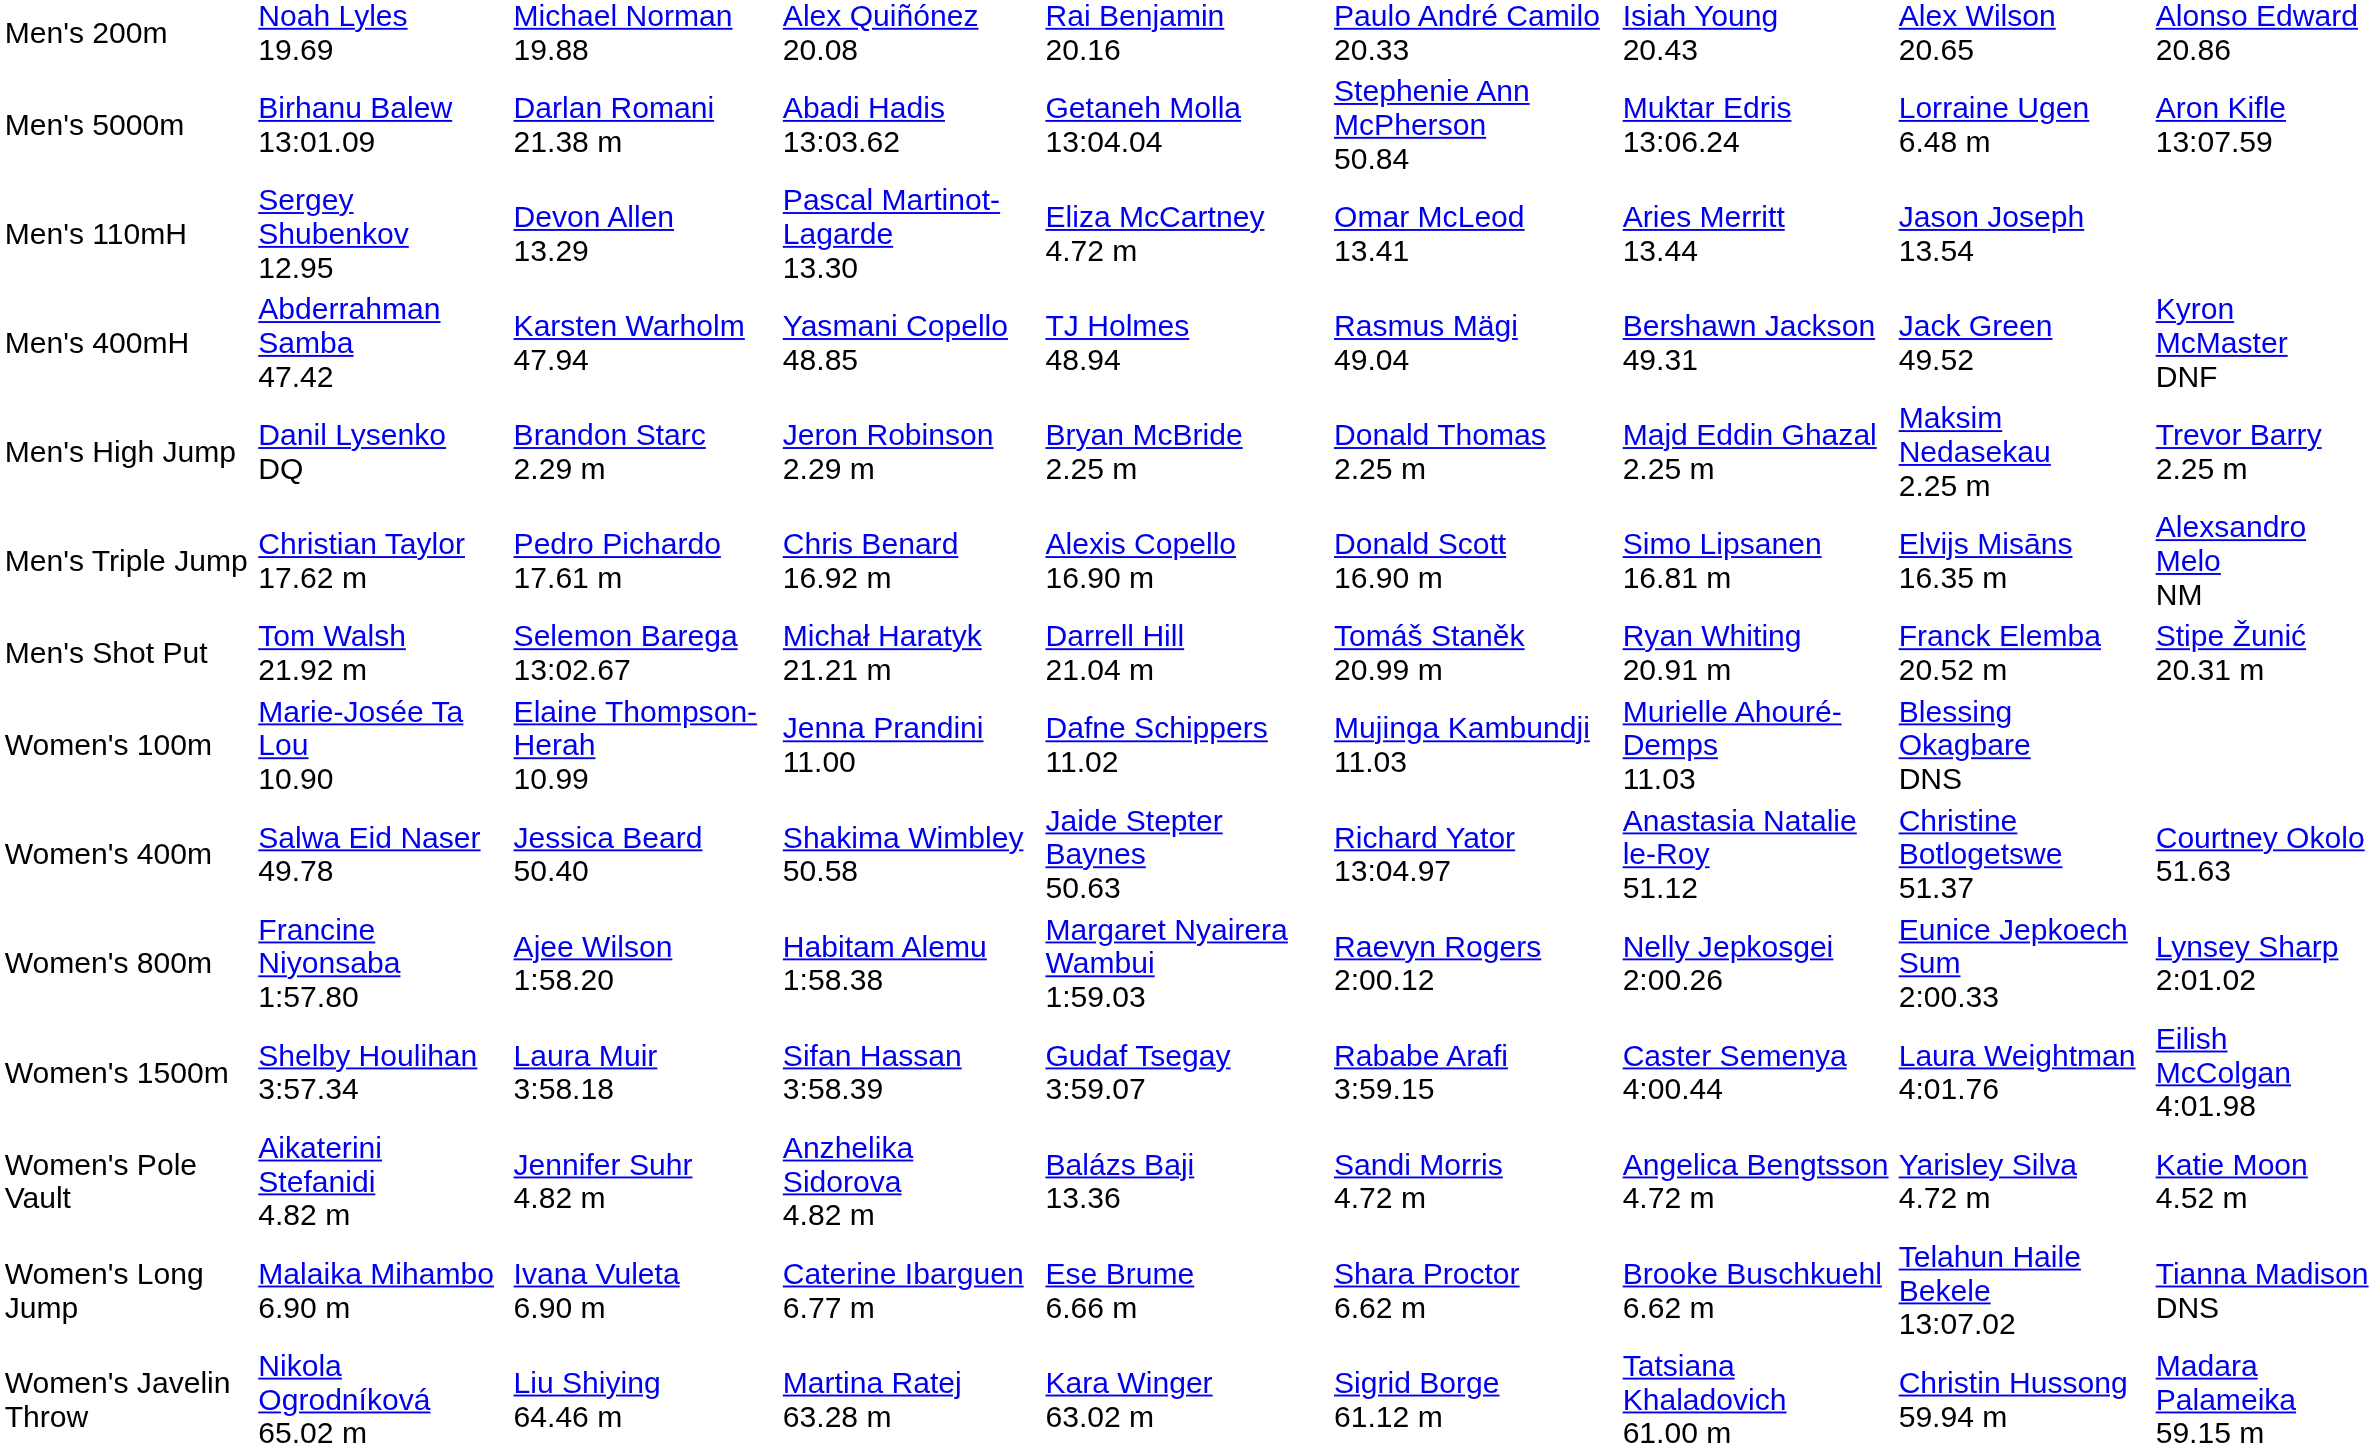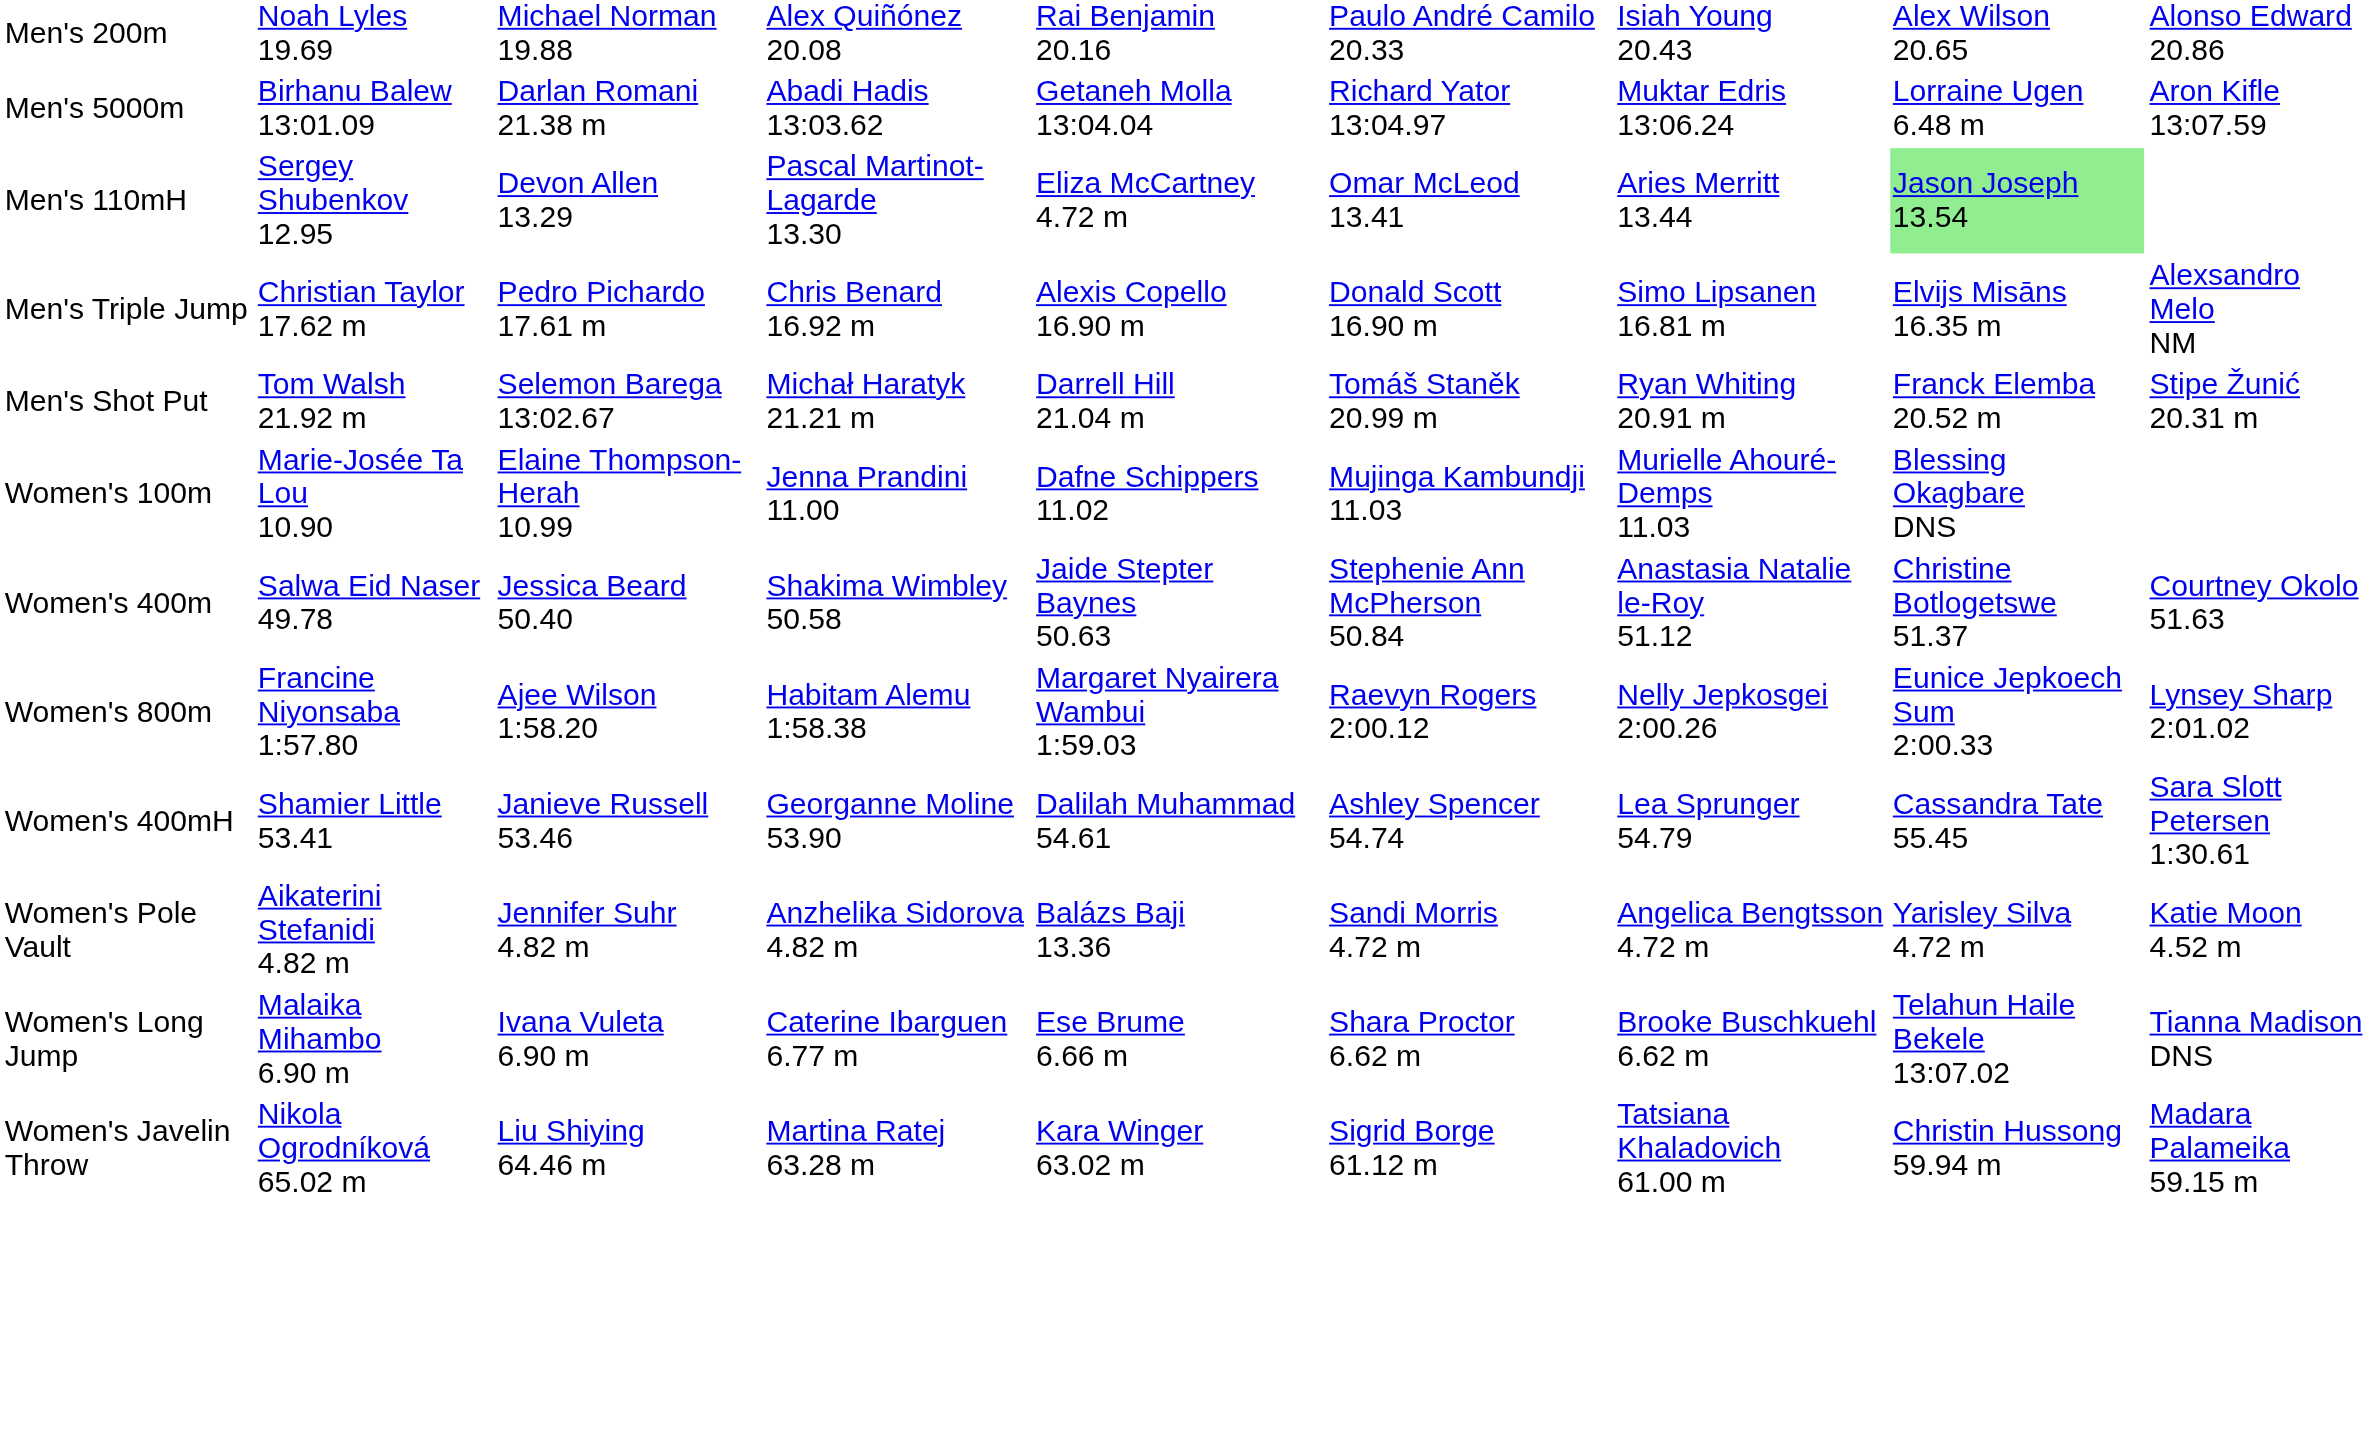(1432, 125) Stephenie Ann McPherson 50.84 -> (1420, 108) Richard Yator 13:04.97
(1991, 234) no background -> (1986, 200) lightgreen background
- row: (97, 343)
- row: (120, 452)
(1425, 854) Richard Yator 13:04.97 -> (1427, 602) Stephenie Ann McPherson 50.84
- row: (117, 1072)
+ row: (119, 820)
